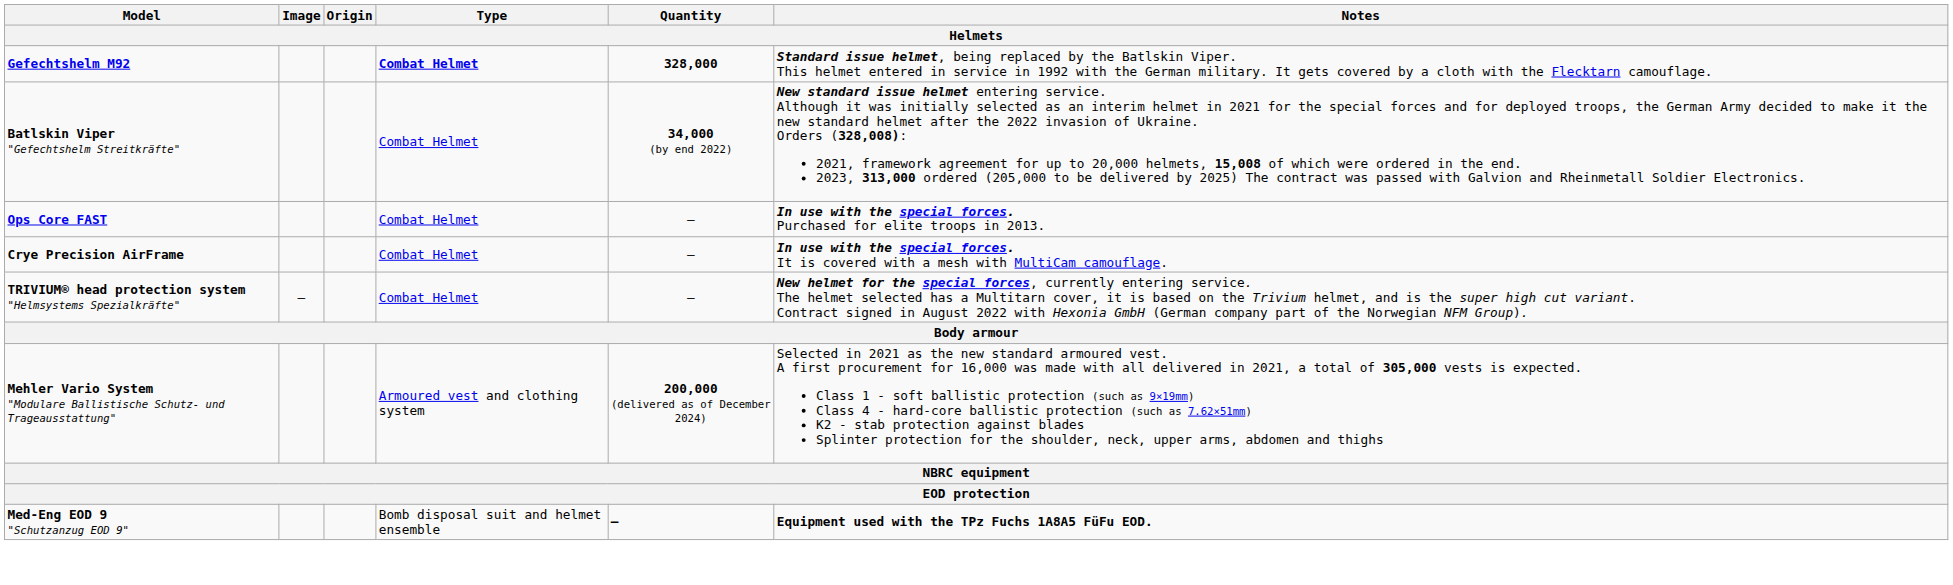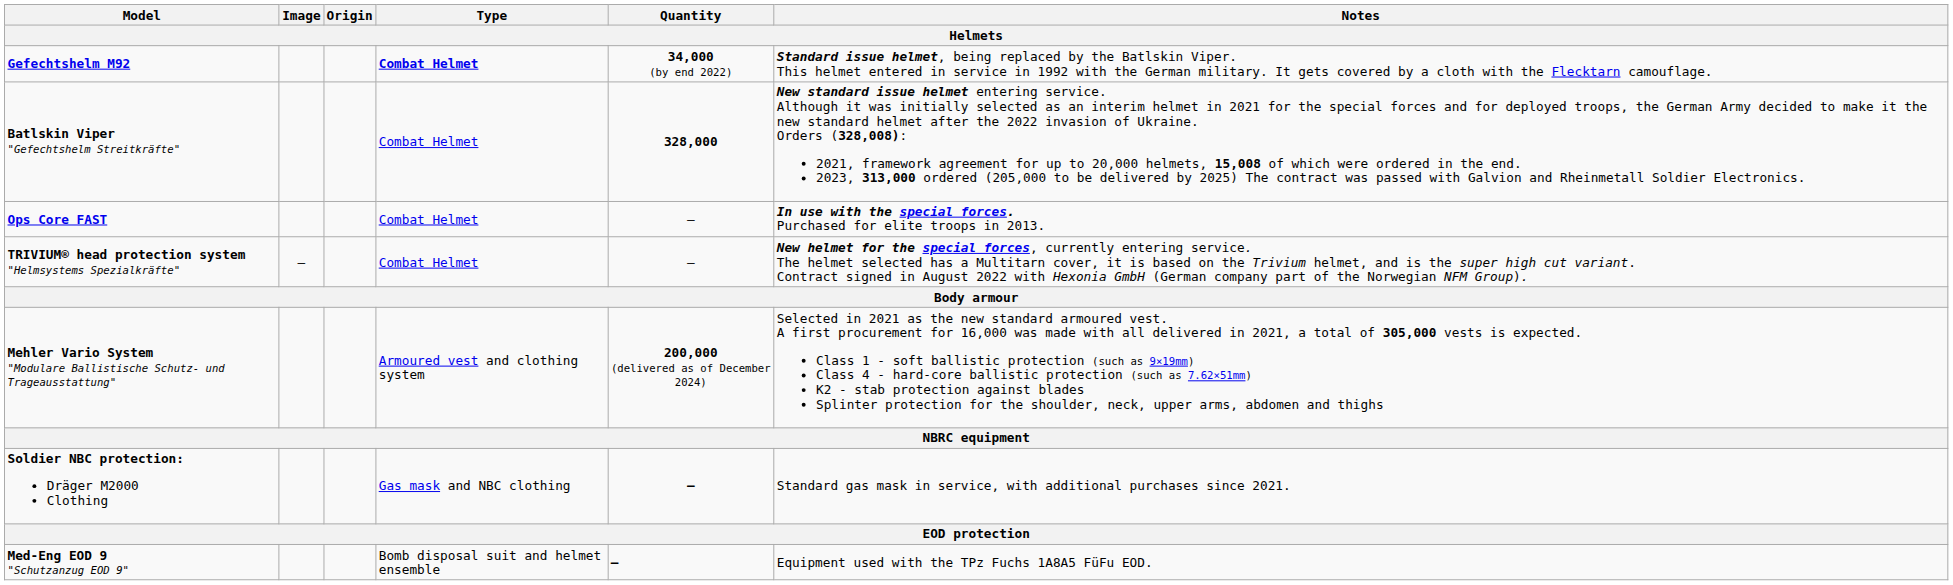(691, 64) 328,000 -> (691, 64) 34,000 (by end 2022)
(691, 141) 34,000 (by end 2022) -> (691, 141) 328,000
- row: (96, 254)
+ row: (142, 480)
(965, 522) bold -> (965, 562) normal
